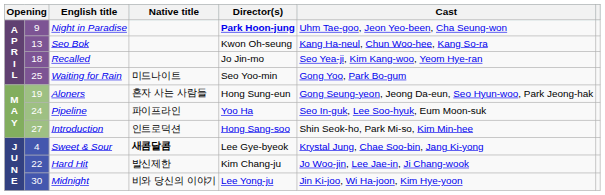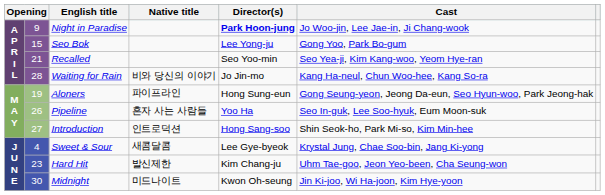(403, 28) Uhm Tae-goo, Jeon Yeo-been, Cha Seung-won -> (384, 28) Jo Woo-jin, Lee Jae-in, Ji Chang-wook
(37, 43) 13 -> (37, 43) 15
(257, 43) Kwon Oh-seung -> (247, 43) Lee Yong-ju
(394, 43) Kang Ha-neul, Chun Woo-hee, Kang So-ra -> (353, 43) Gong Yoo, Park Bo-gum
(37, 59) 18 -> (37, 59) 21
(242, 59) Jo Jin-mo -> (249, 59) Seo Yoo-min
(37, 76) 25 -> (37, 76) 28
(156, 75) 미드나이트 -> (174, 75) 비와 당신의 이야기
(249, 76) Seo Yoo-min -> (242, 76) Jo Jin-mo
(353, 76) Gong Yoo, Park Bo-gum -> (394, 76) Kang Ha-neul, Chun Woo-hee, Kang So-ra
(169, 93) 혼자 사는 사람들 -> (156, 93) 파이프라인
(37, 111) 24 -> (37, 111) 26
(156, 111) 파이프라인 -> (169, 111) 혼자 사는 사람들
(151, 146) bold -> (151, 146) normal
(37, 164) 22 -> (37, 164) 23
(384, 164) Jo Woo-jin, Lee Jae-in, Ji Chang-wook -> (403, 164) Uhm Tae-goo, Jeon Yeo-been, Cha Seung-won
(174, 181) 비와 당신의 이야기 -> (156, 181) 미드나이트
(247, 181) Lee Yong-ju -> (257, 181) Kwon Oh-seung
